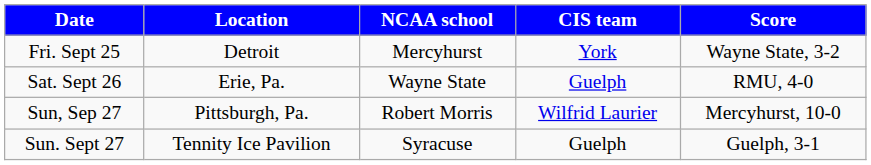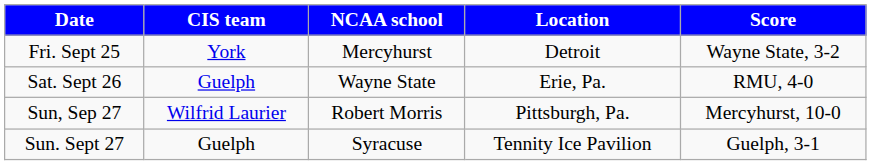columns swapped: (252, 19) <-> (598, 19)
